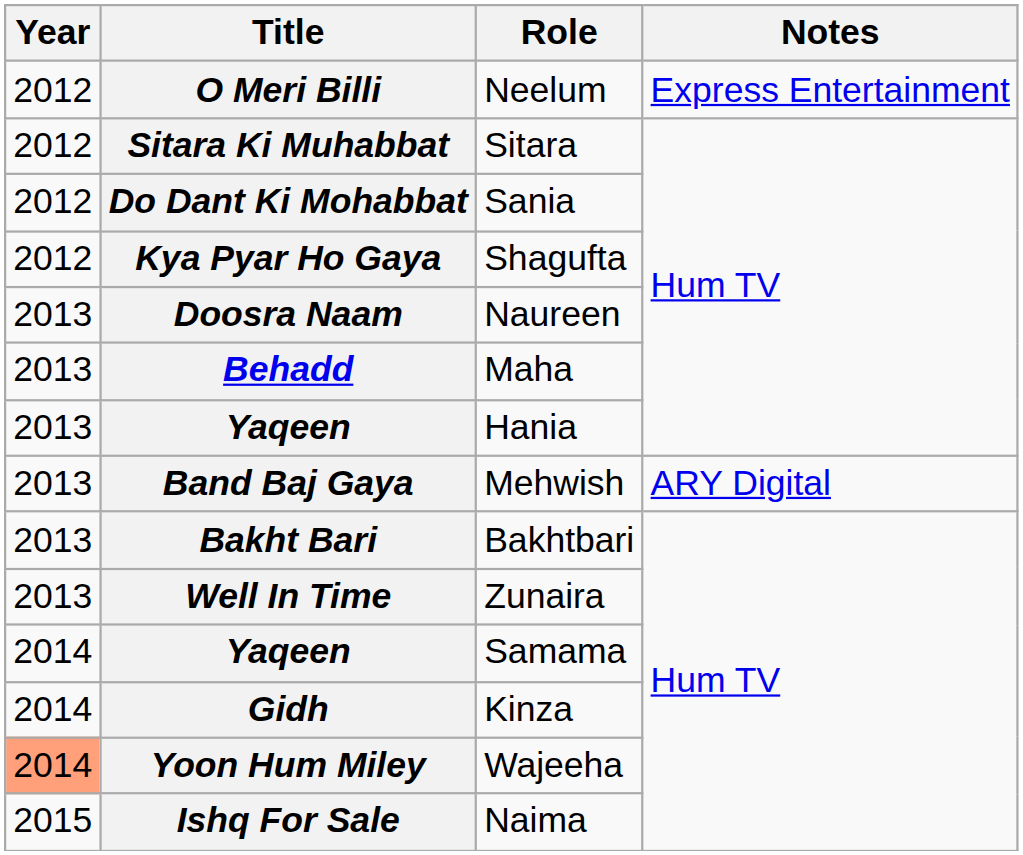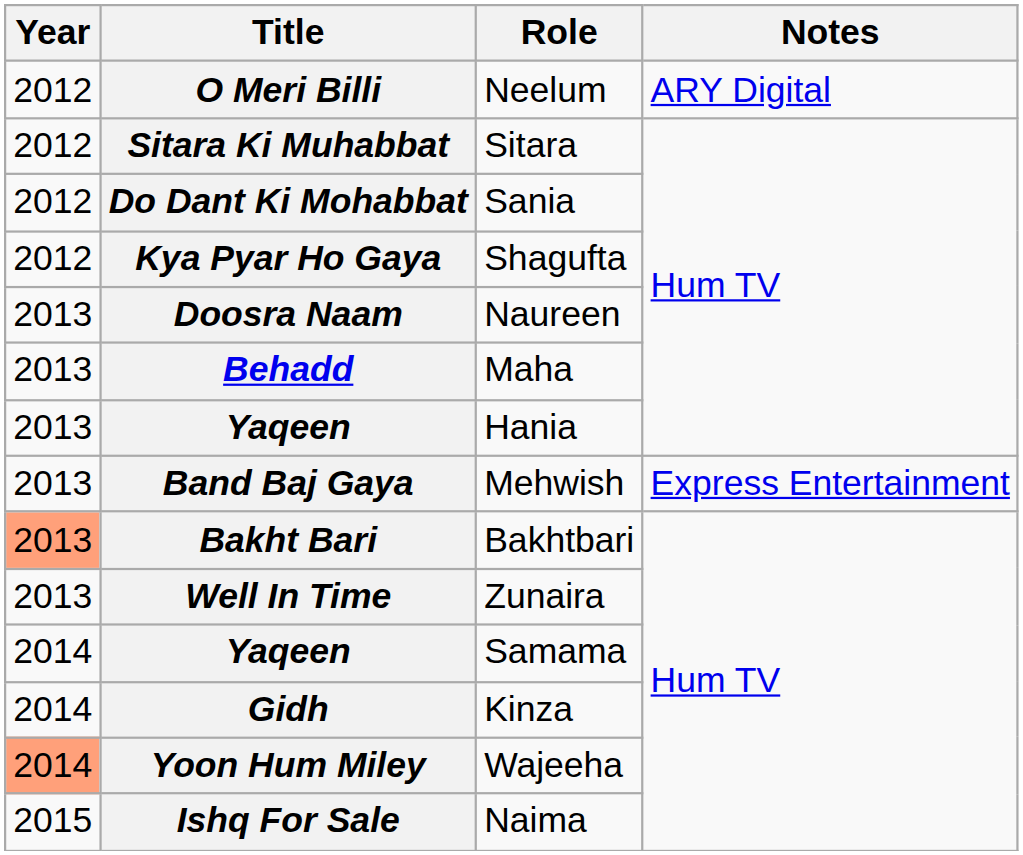(830, 88) Express Entertainment -> (741, 88) ARY Digital
(741, 483) ARY Digital -> (830, 483) Express Entertainment
(53, 539) no background -> (53, 539) lightsalmon background
